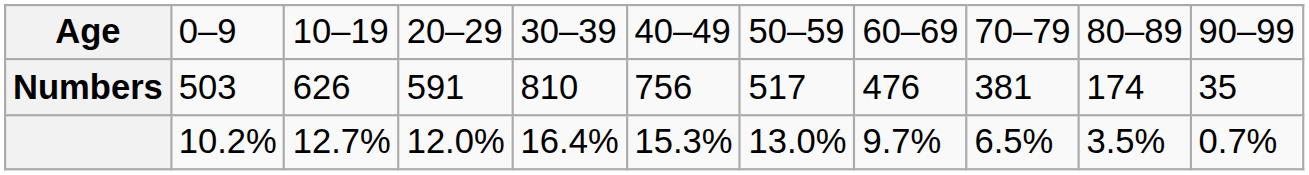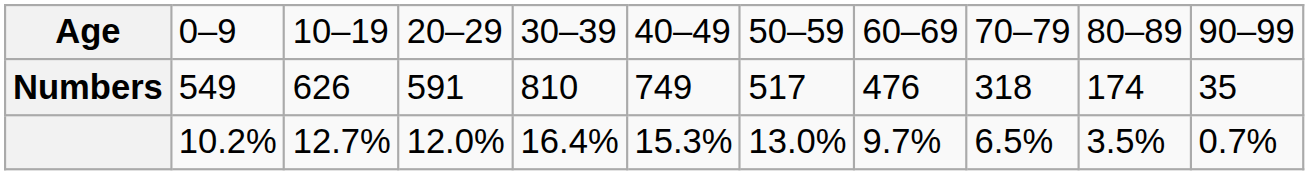(208, 86) 503 -> (208, 86) 549
(663, 86) 756 -> (663, 86) 749
(1003, 86) 381 -> (1003, 86) 318
